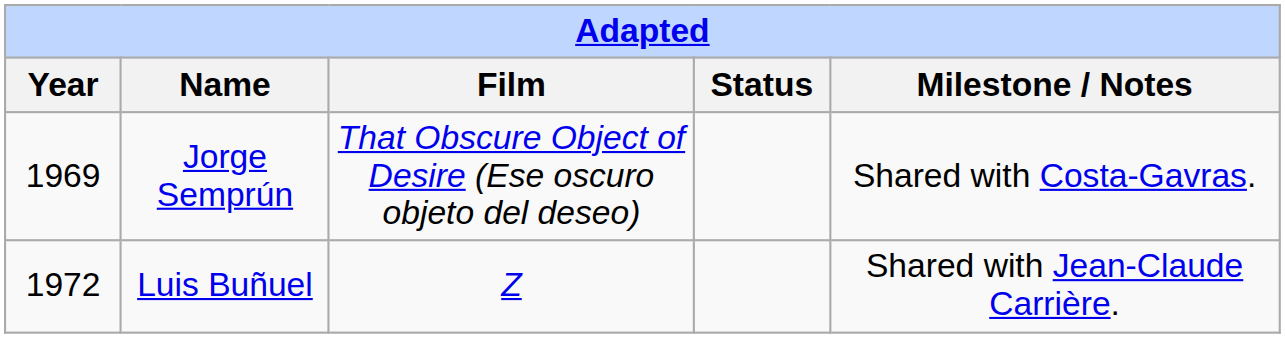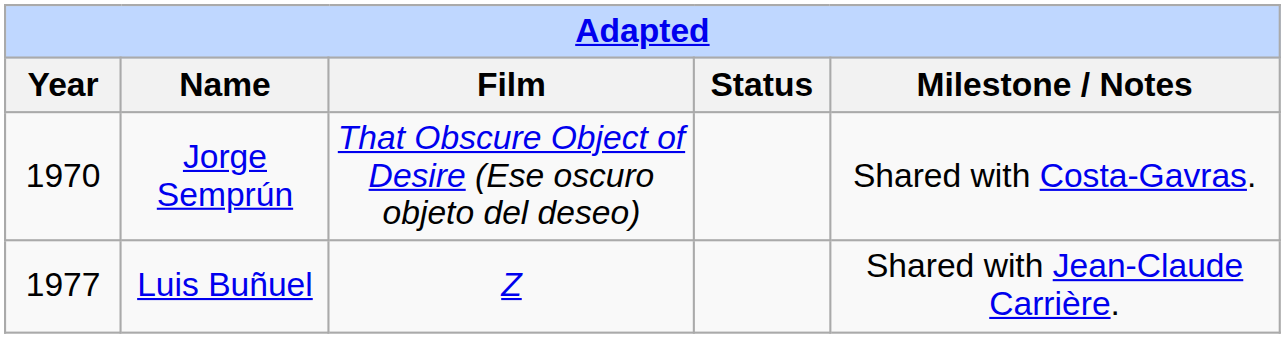(63, 175) 1969 -> (63, 175) 1970
(63, 285) 1972 -> (63, 285) 1977
